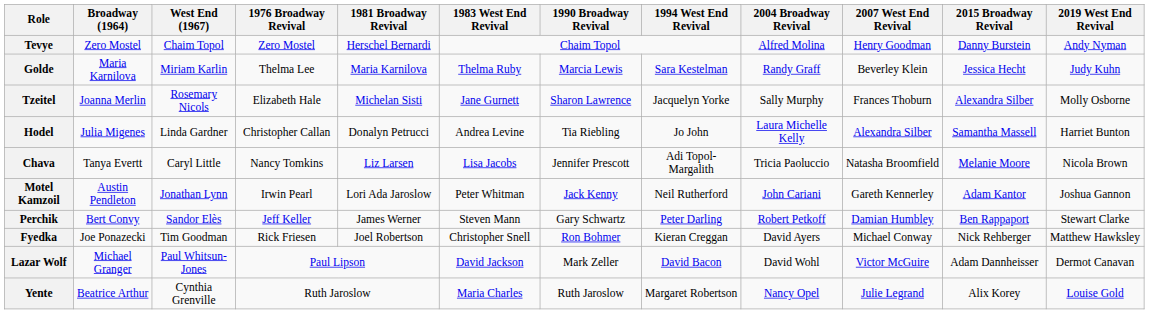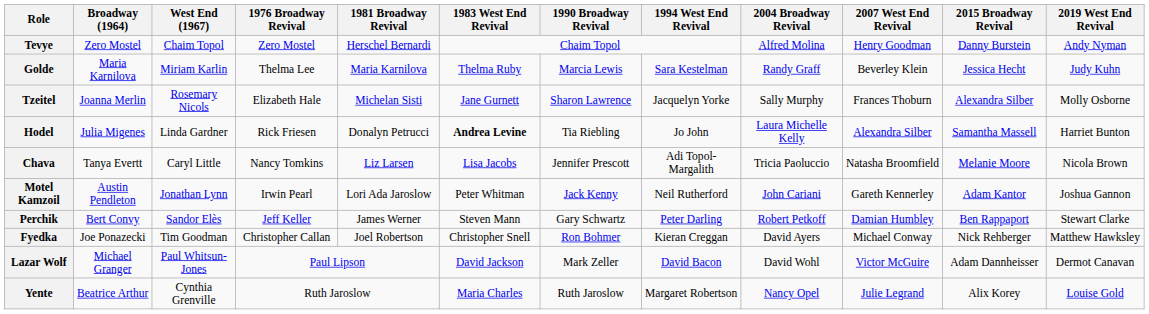(287, 132) Christopher Callan -> (287, 132) Rick Friesen
(490, 132) normal -> (490, 132) bold
(287, 237) Rick Friesen -> (287, 237) Christopher Callan
